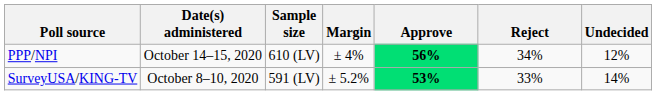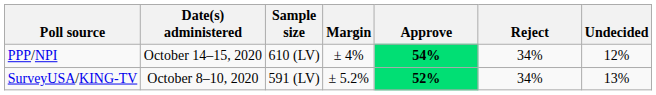(426, 55) 56% -> (426, 55) 54%
(426, 78) 53% -> (426, 78) 52%
(530, 78) 33% -> (530, 78) 34%
(617, 78) 14% -> (617, 78) 13%
